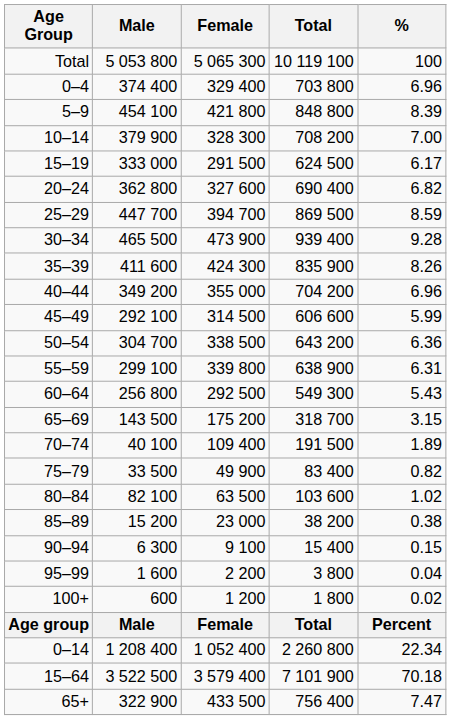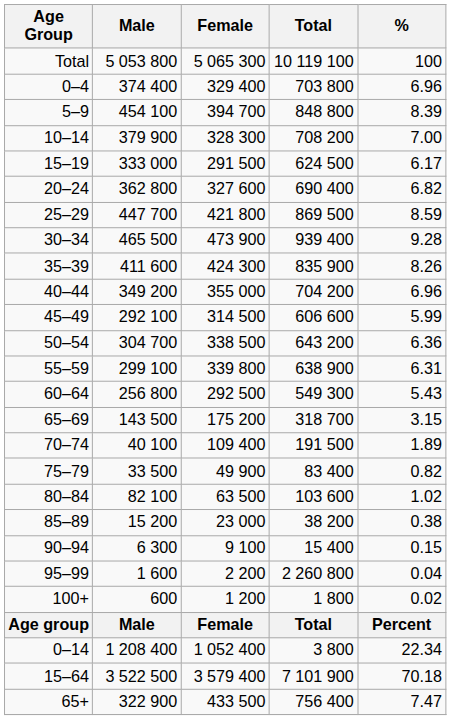(236, 112) 421 800 -> (236, 112) 394 700
(236, 214) 394 700 -> (236, 214) 421 800
(334, 573) 3 800 -> (318, 573) 2 260 800
(318, 650) 2 260 800 -> (334, 650) 3 800
